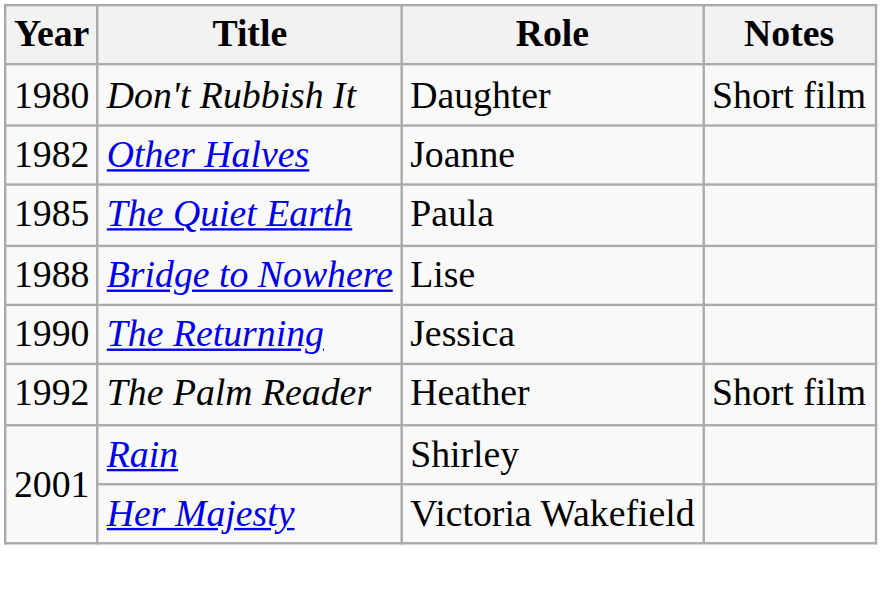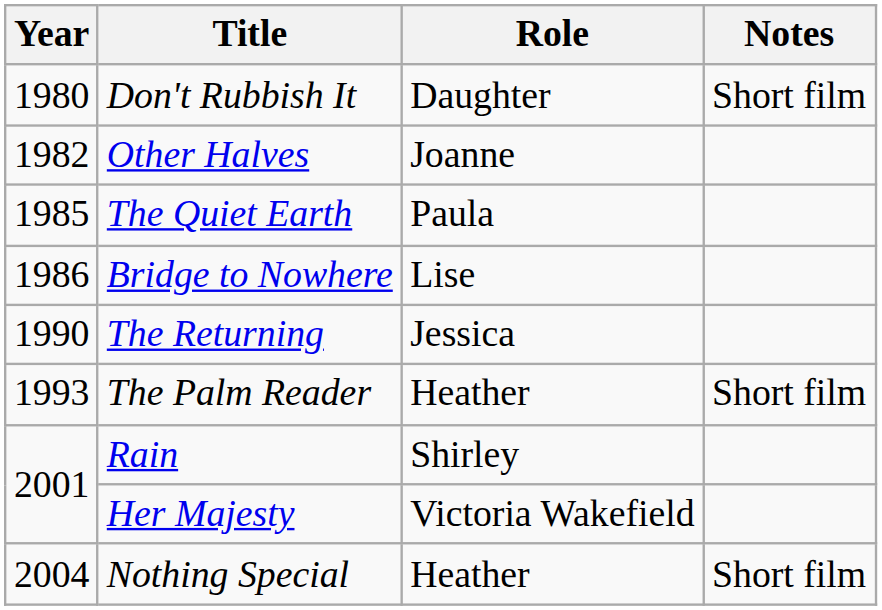(52, 273) 1988 -> (52, 273) 1986
(52, 393) 1992 -> (52, 393) 1993
+ row: (228, 573)
